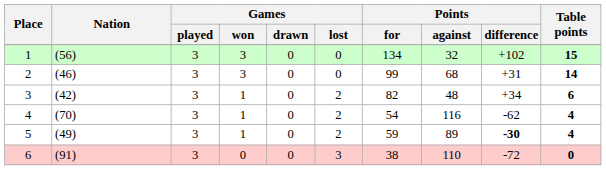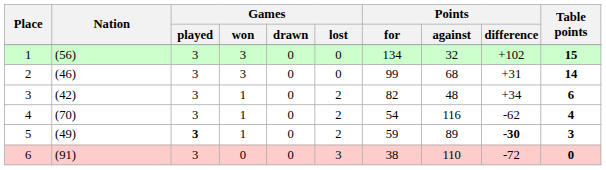(195, 134) normal -> (195, 134) bold
(571, 134) 4 -> (571, 134) 3
